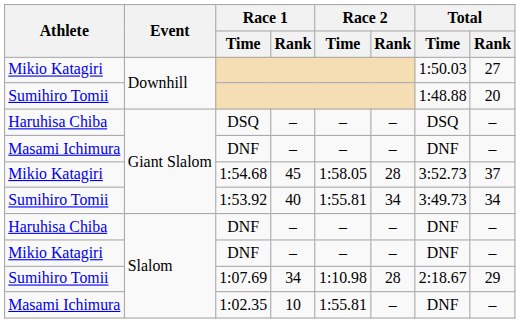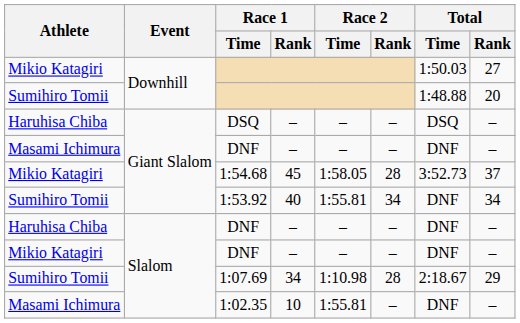(443, 200) 3:49.73 -> (443, 200) DNF
